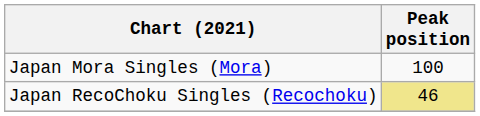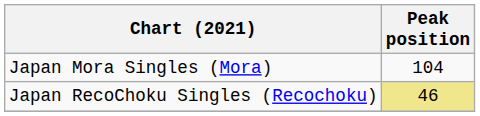(428, 68) 100 -> (428, 68) 104
